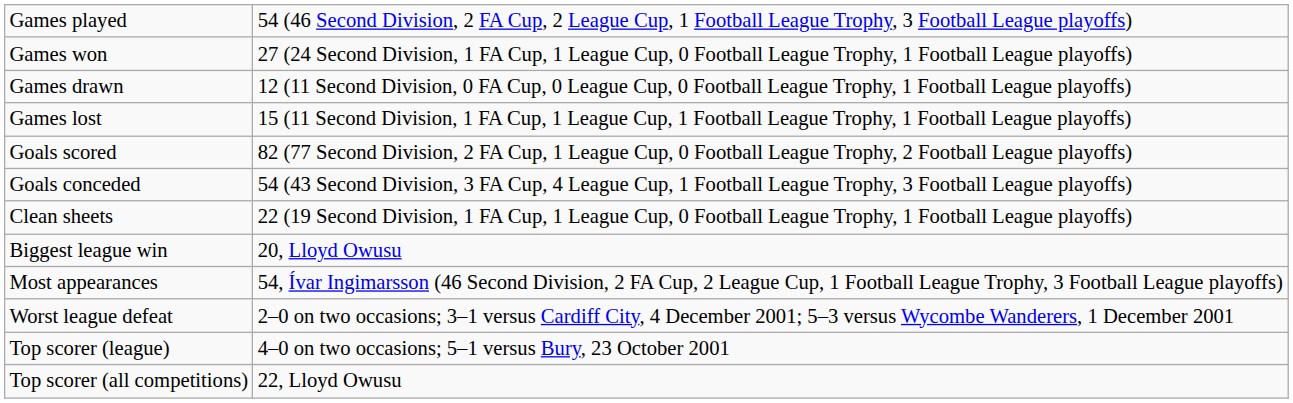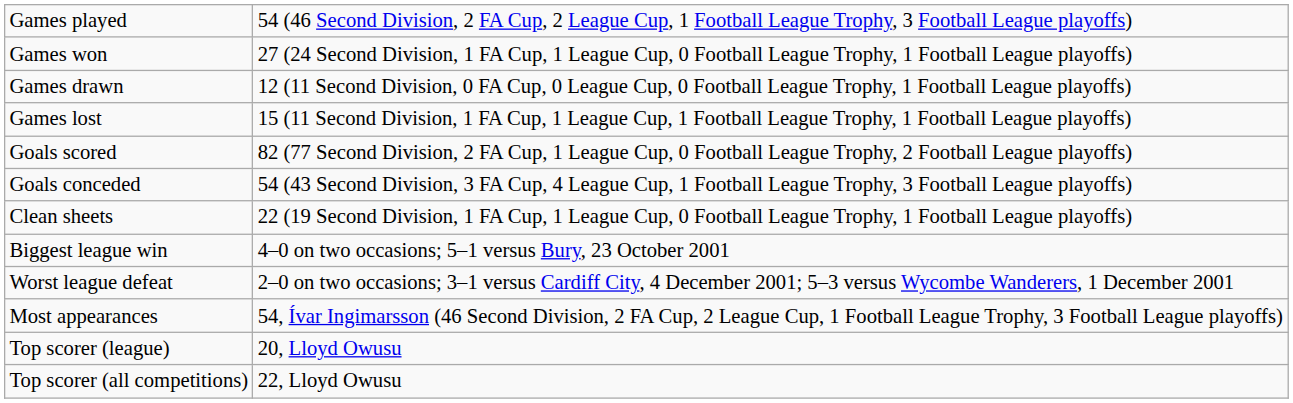(330, 250) 20, Lloyd Owusu -> (494, 250) 4–0 on two occasions; 5–1 versus Bury, 23 October 2001
rows swapped: (91, 315) <-> (84, 282)
(494, 348) 4–0 on two occasions; 5–1 versus Bury, 23 October 2001 -> (330, 348) 20, Lloyd Owusu
